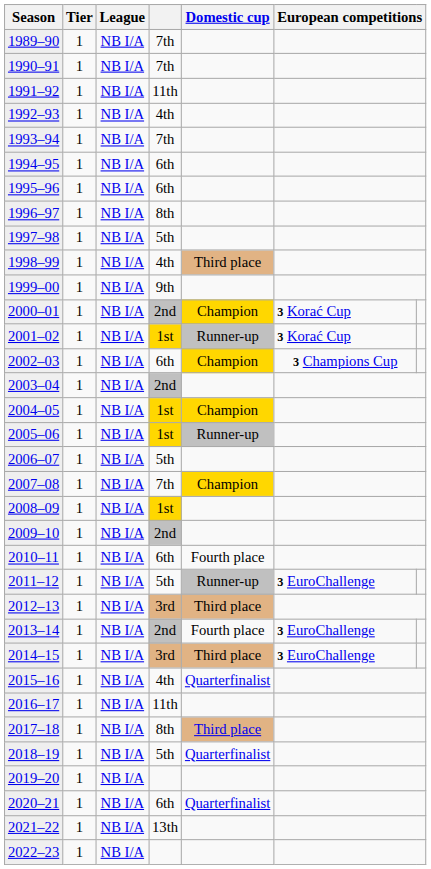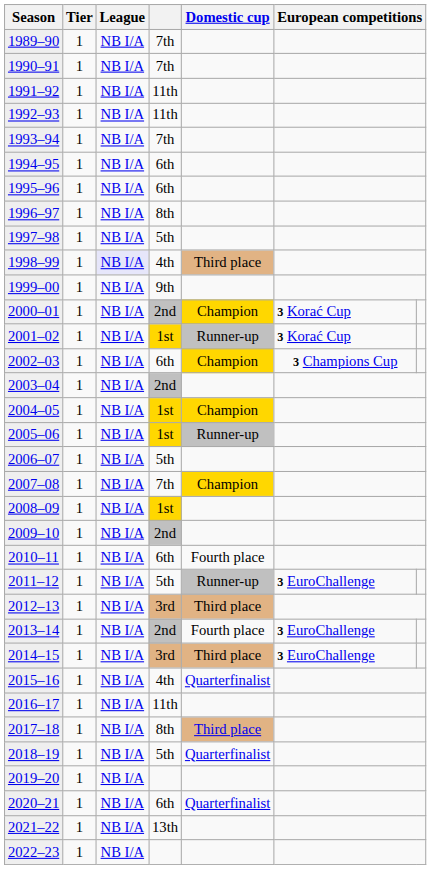(165, 115) 4th -> (165, 115) 11th
(122, 262) no background -> (122, 262) lavender background
